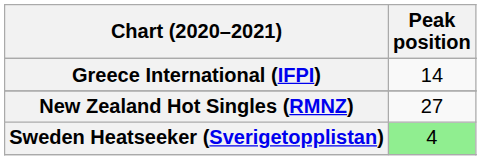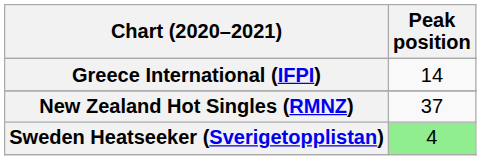(432, 106) 27 -> (432, 106) 37
